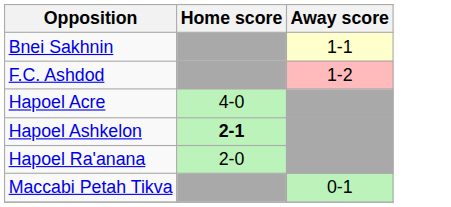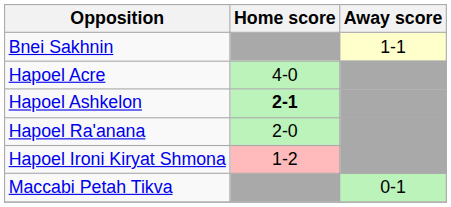- row: (57, 74)
+ row: (117, 159)
